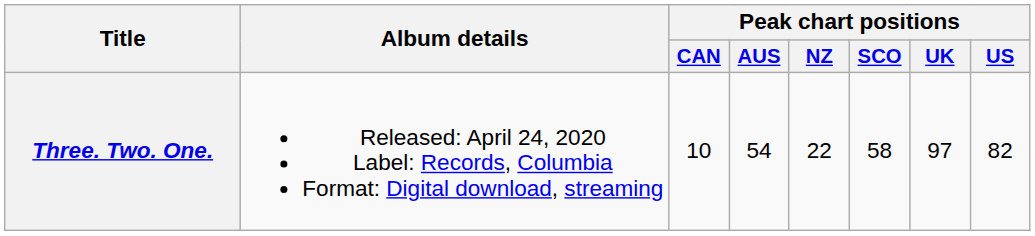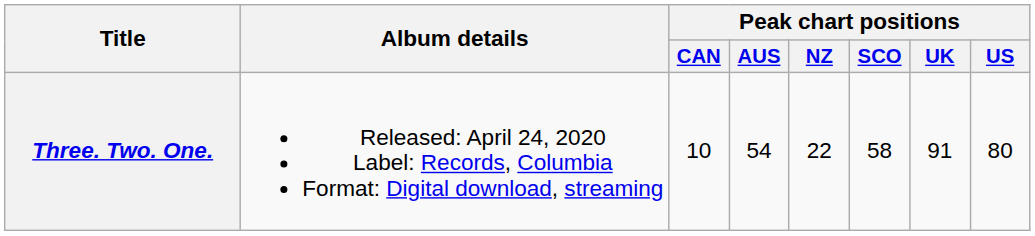(940, 150) 97 -> (940, 150) 91
(1000, 150) 82 -> (1000, 150) 80
